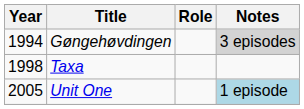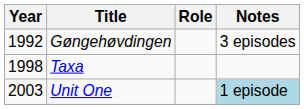(26, 41) 1994 -> (26, 41) 1992
(258, 41) lightgrey background -> (258, 41) no background
(26, 91) 2005 -> (26, 91) 2003
